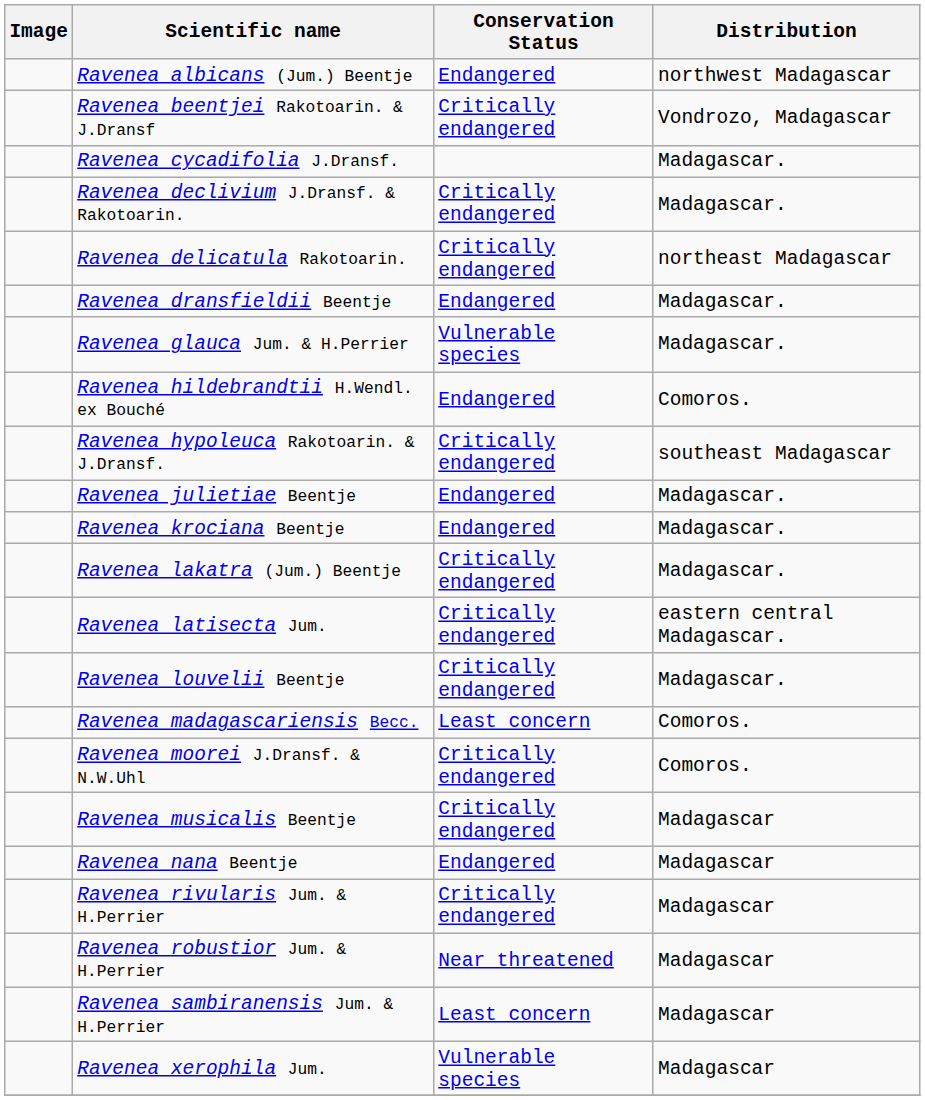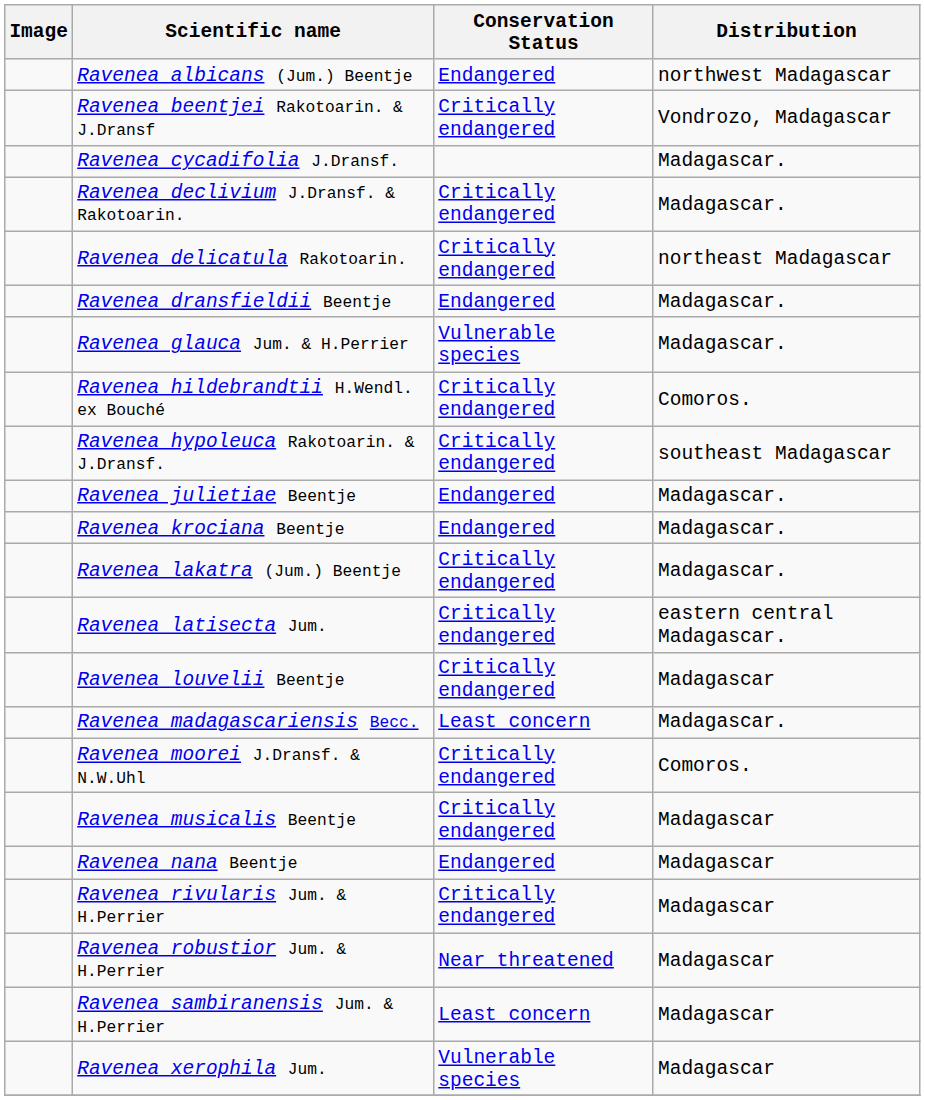(497, 399) Endangered -> (497, 399) Critically endangered
(722, 679) Madagascar. -> (716, 679) Madagascar
(705, 722) Comoros. -> (722, 722) Madagascar.
